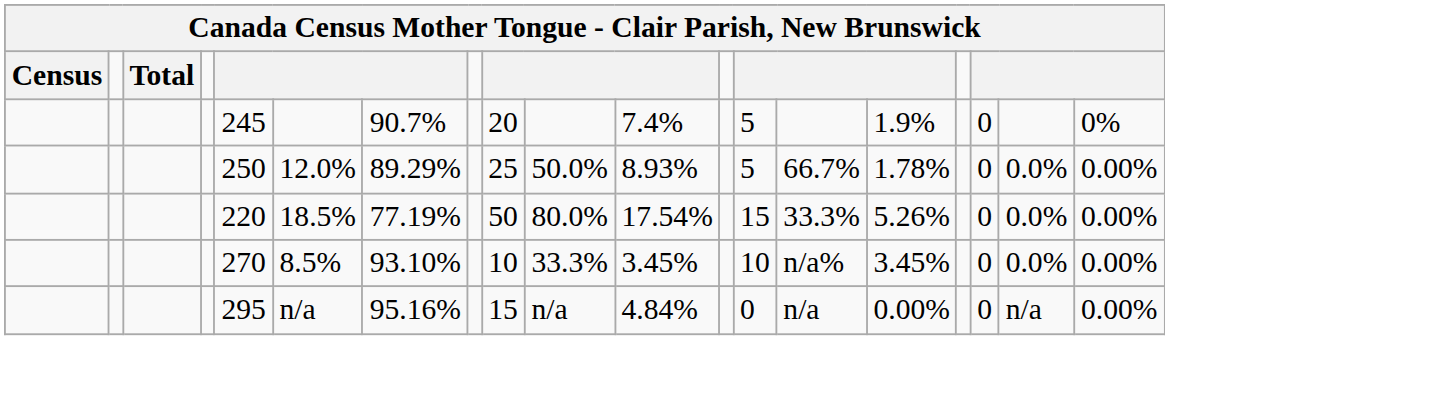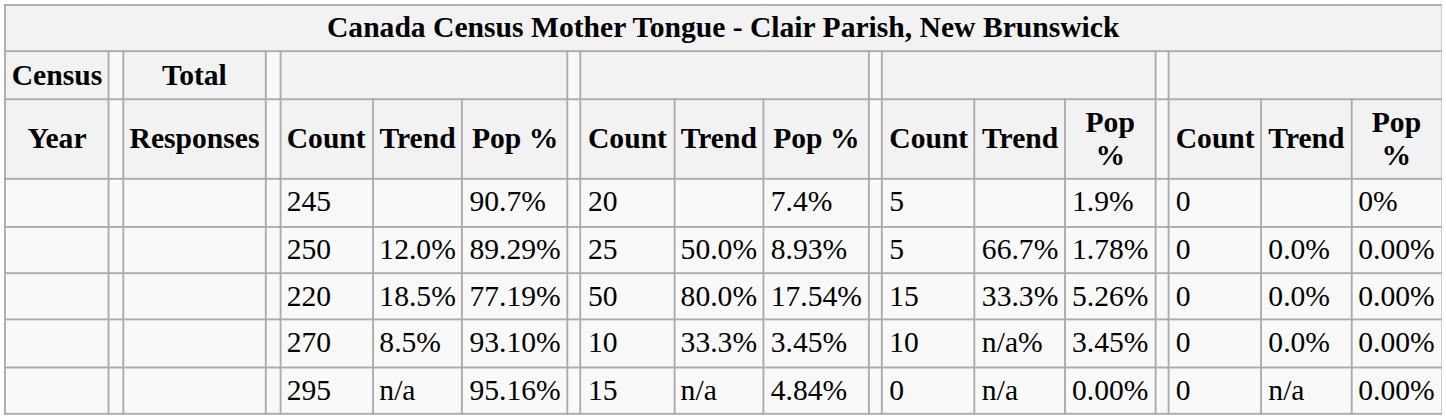+ row: (57, 138)
